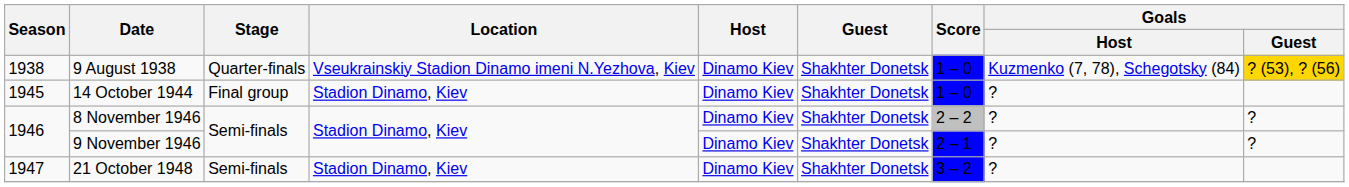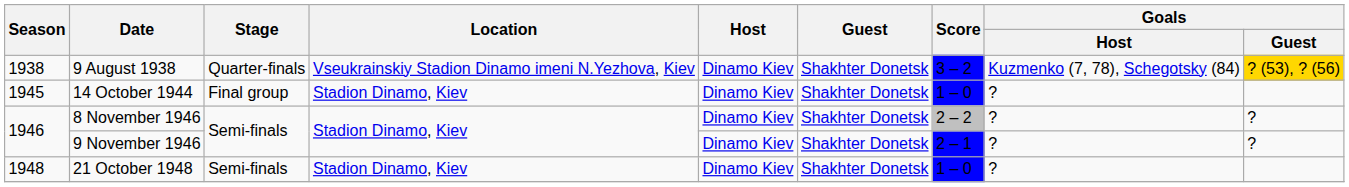(954, 67) 1 – 0 -> (954, 67) 3 – 2
(26, 169) 1947 -> (26, 169) 1948
(954, 169) 3 – 2 -> (954, 169) 1 – 0
